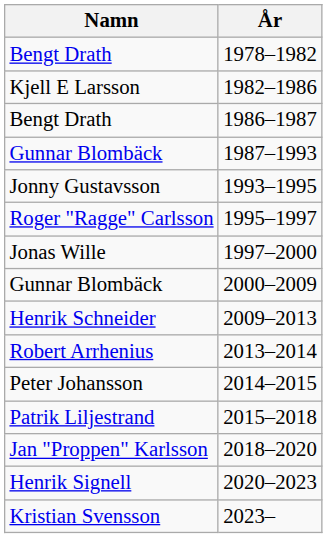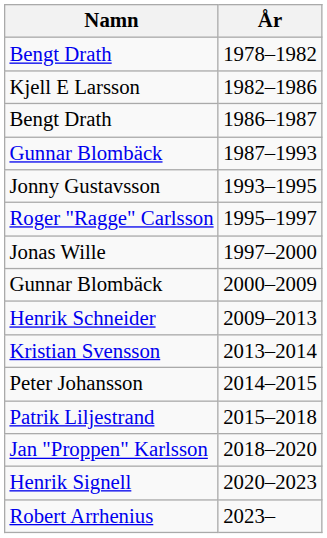(81, 350) Robert Arrhenius -> (85, 350) Kristian Svensson
(85, 515) Kristian Svensson -> (81, 515) Robert Arrhenius
